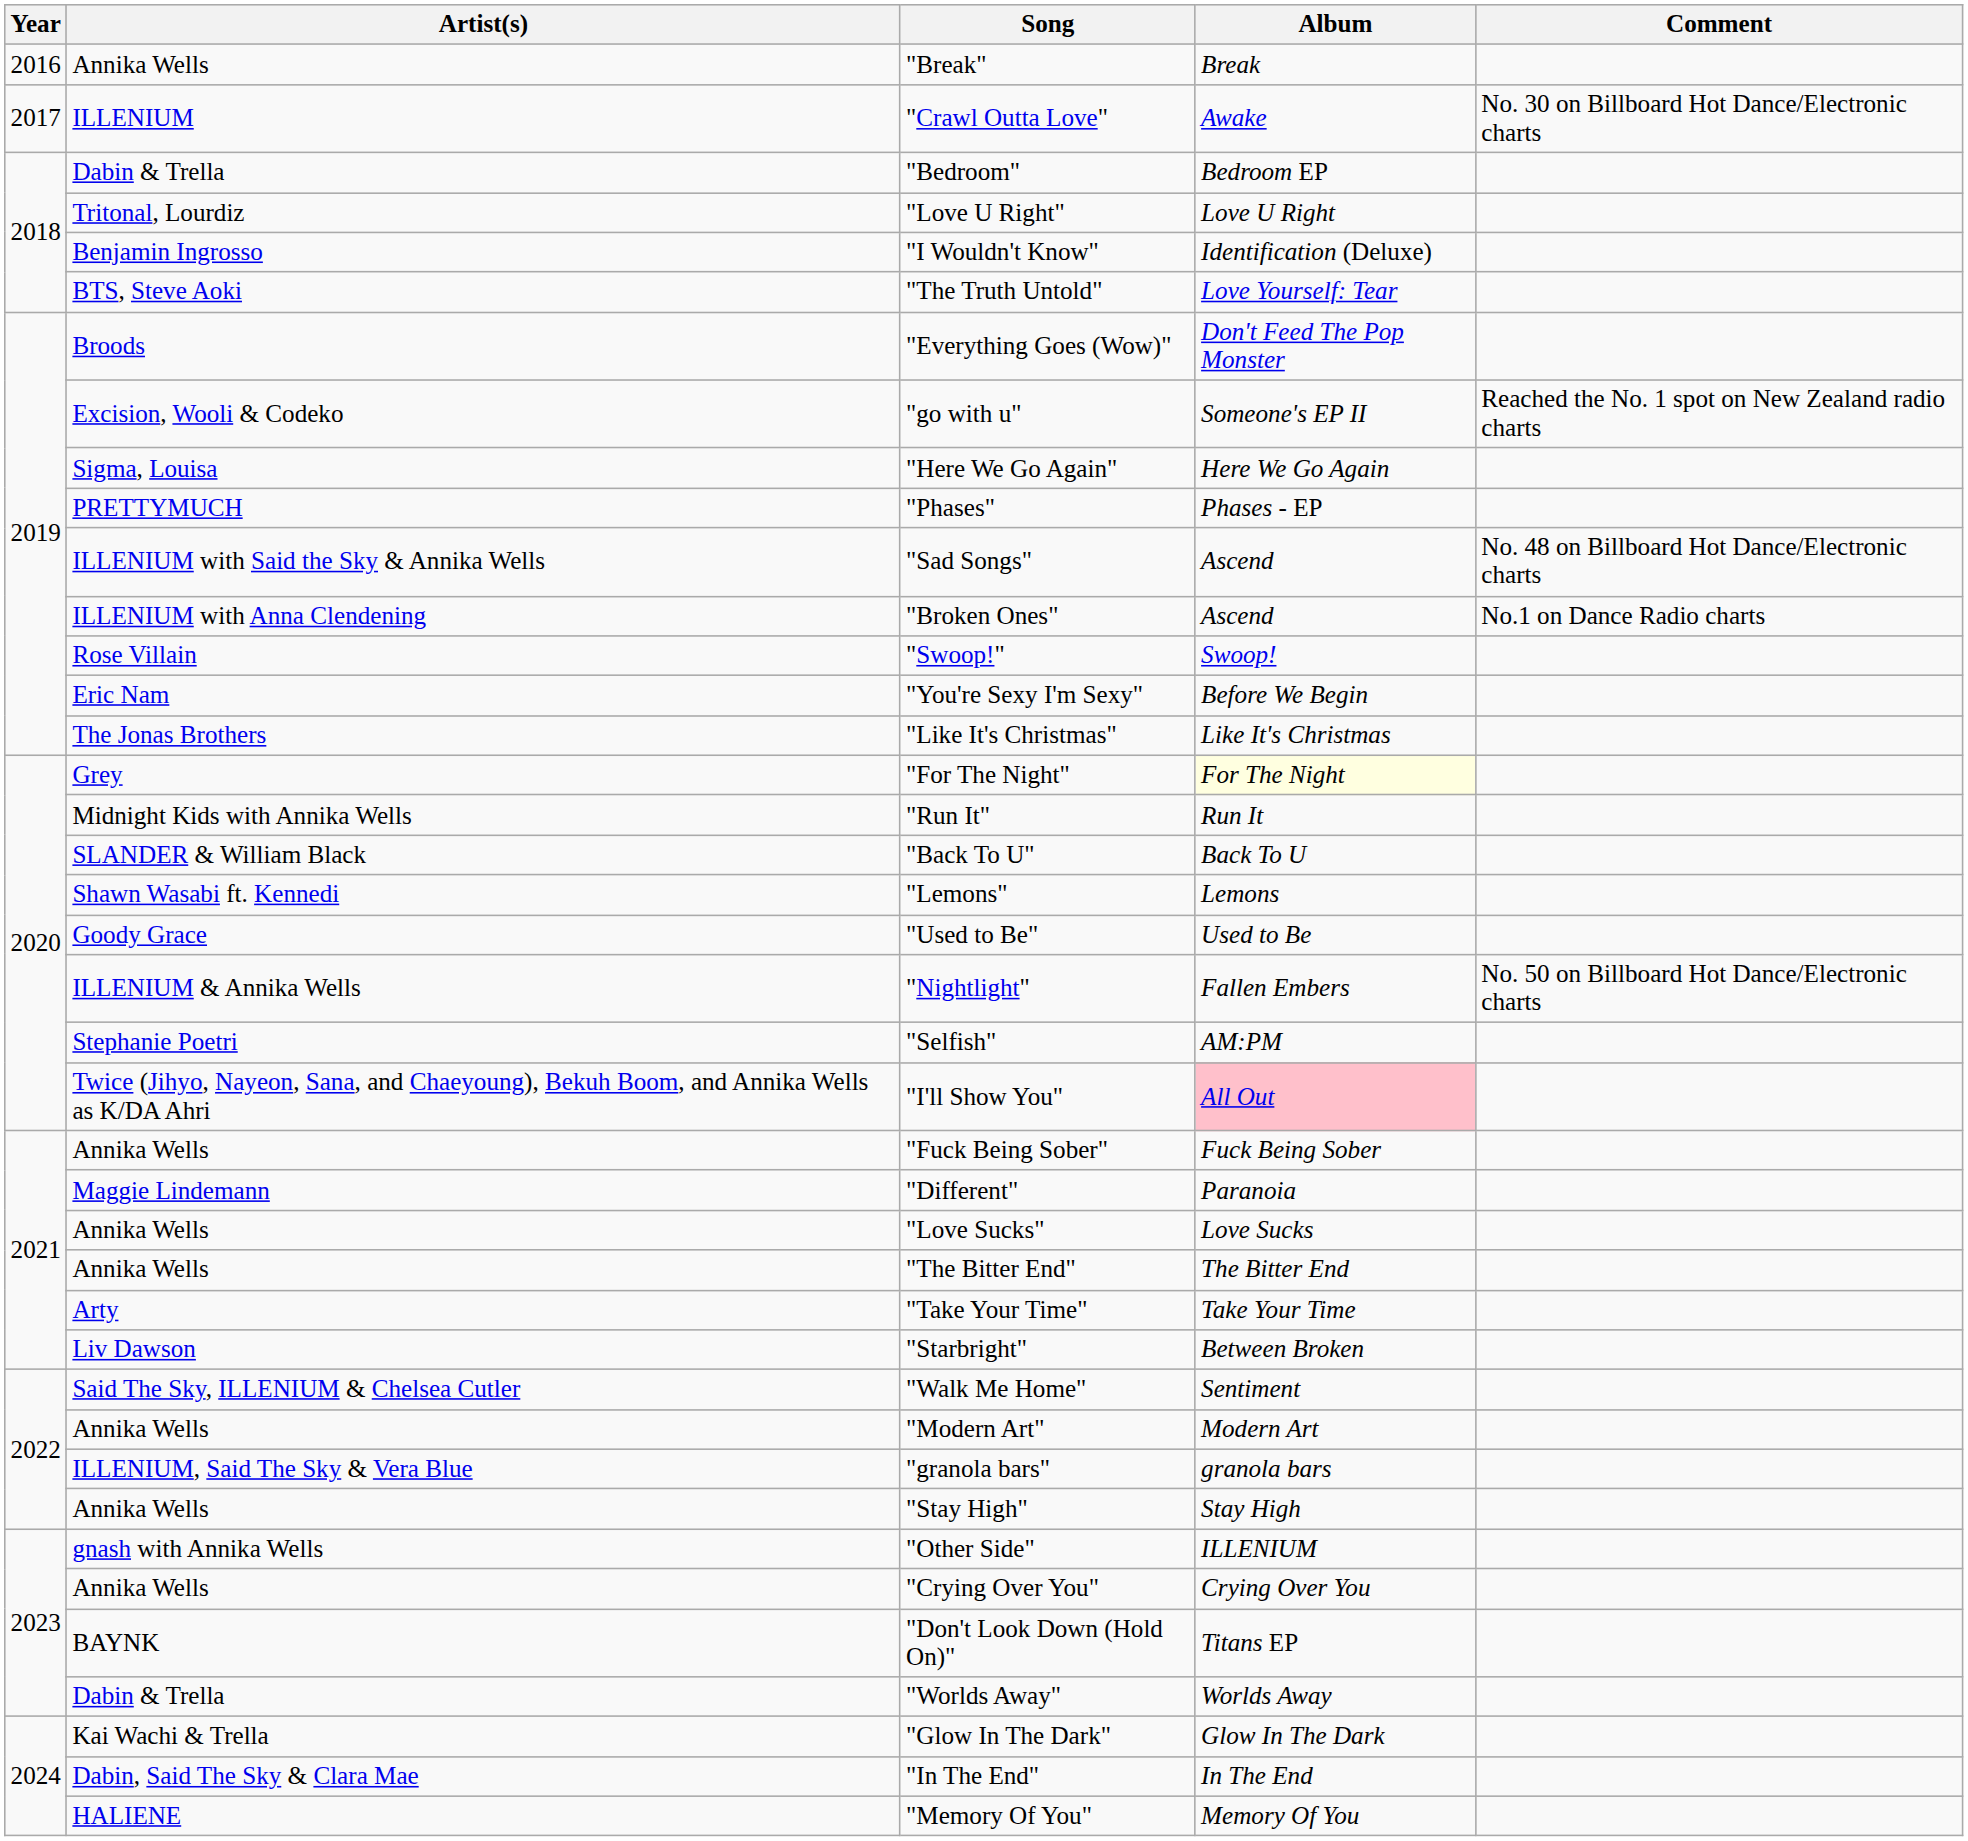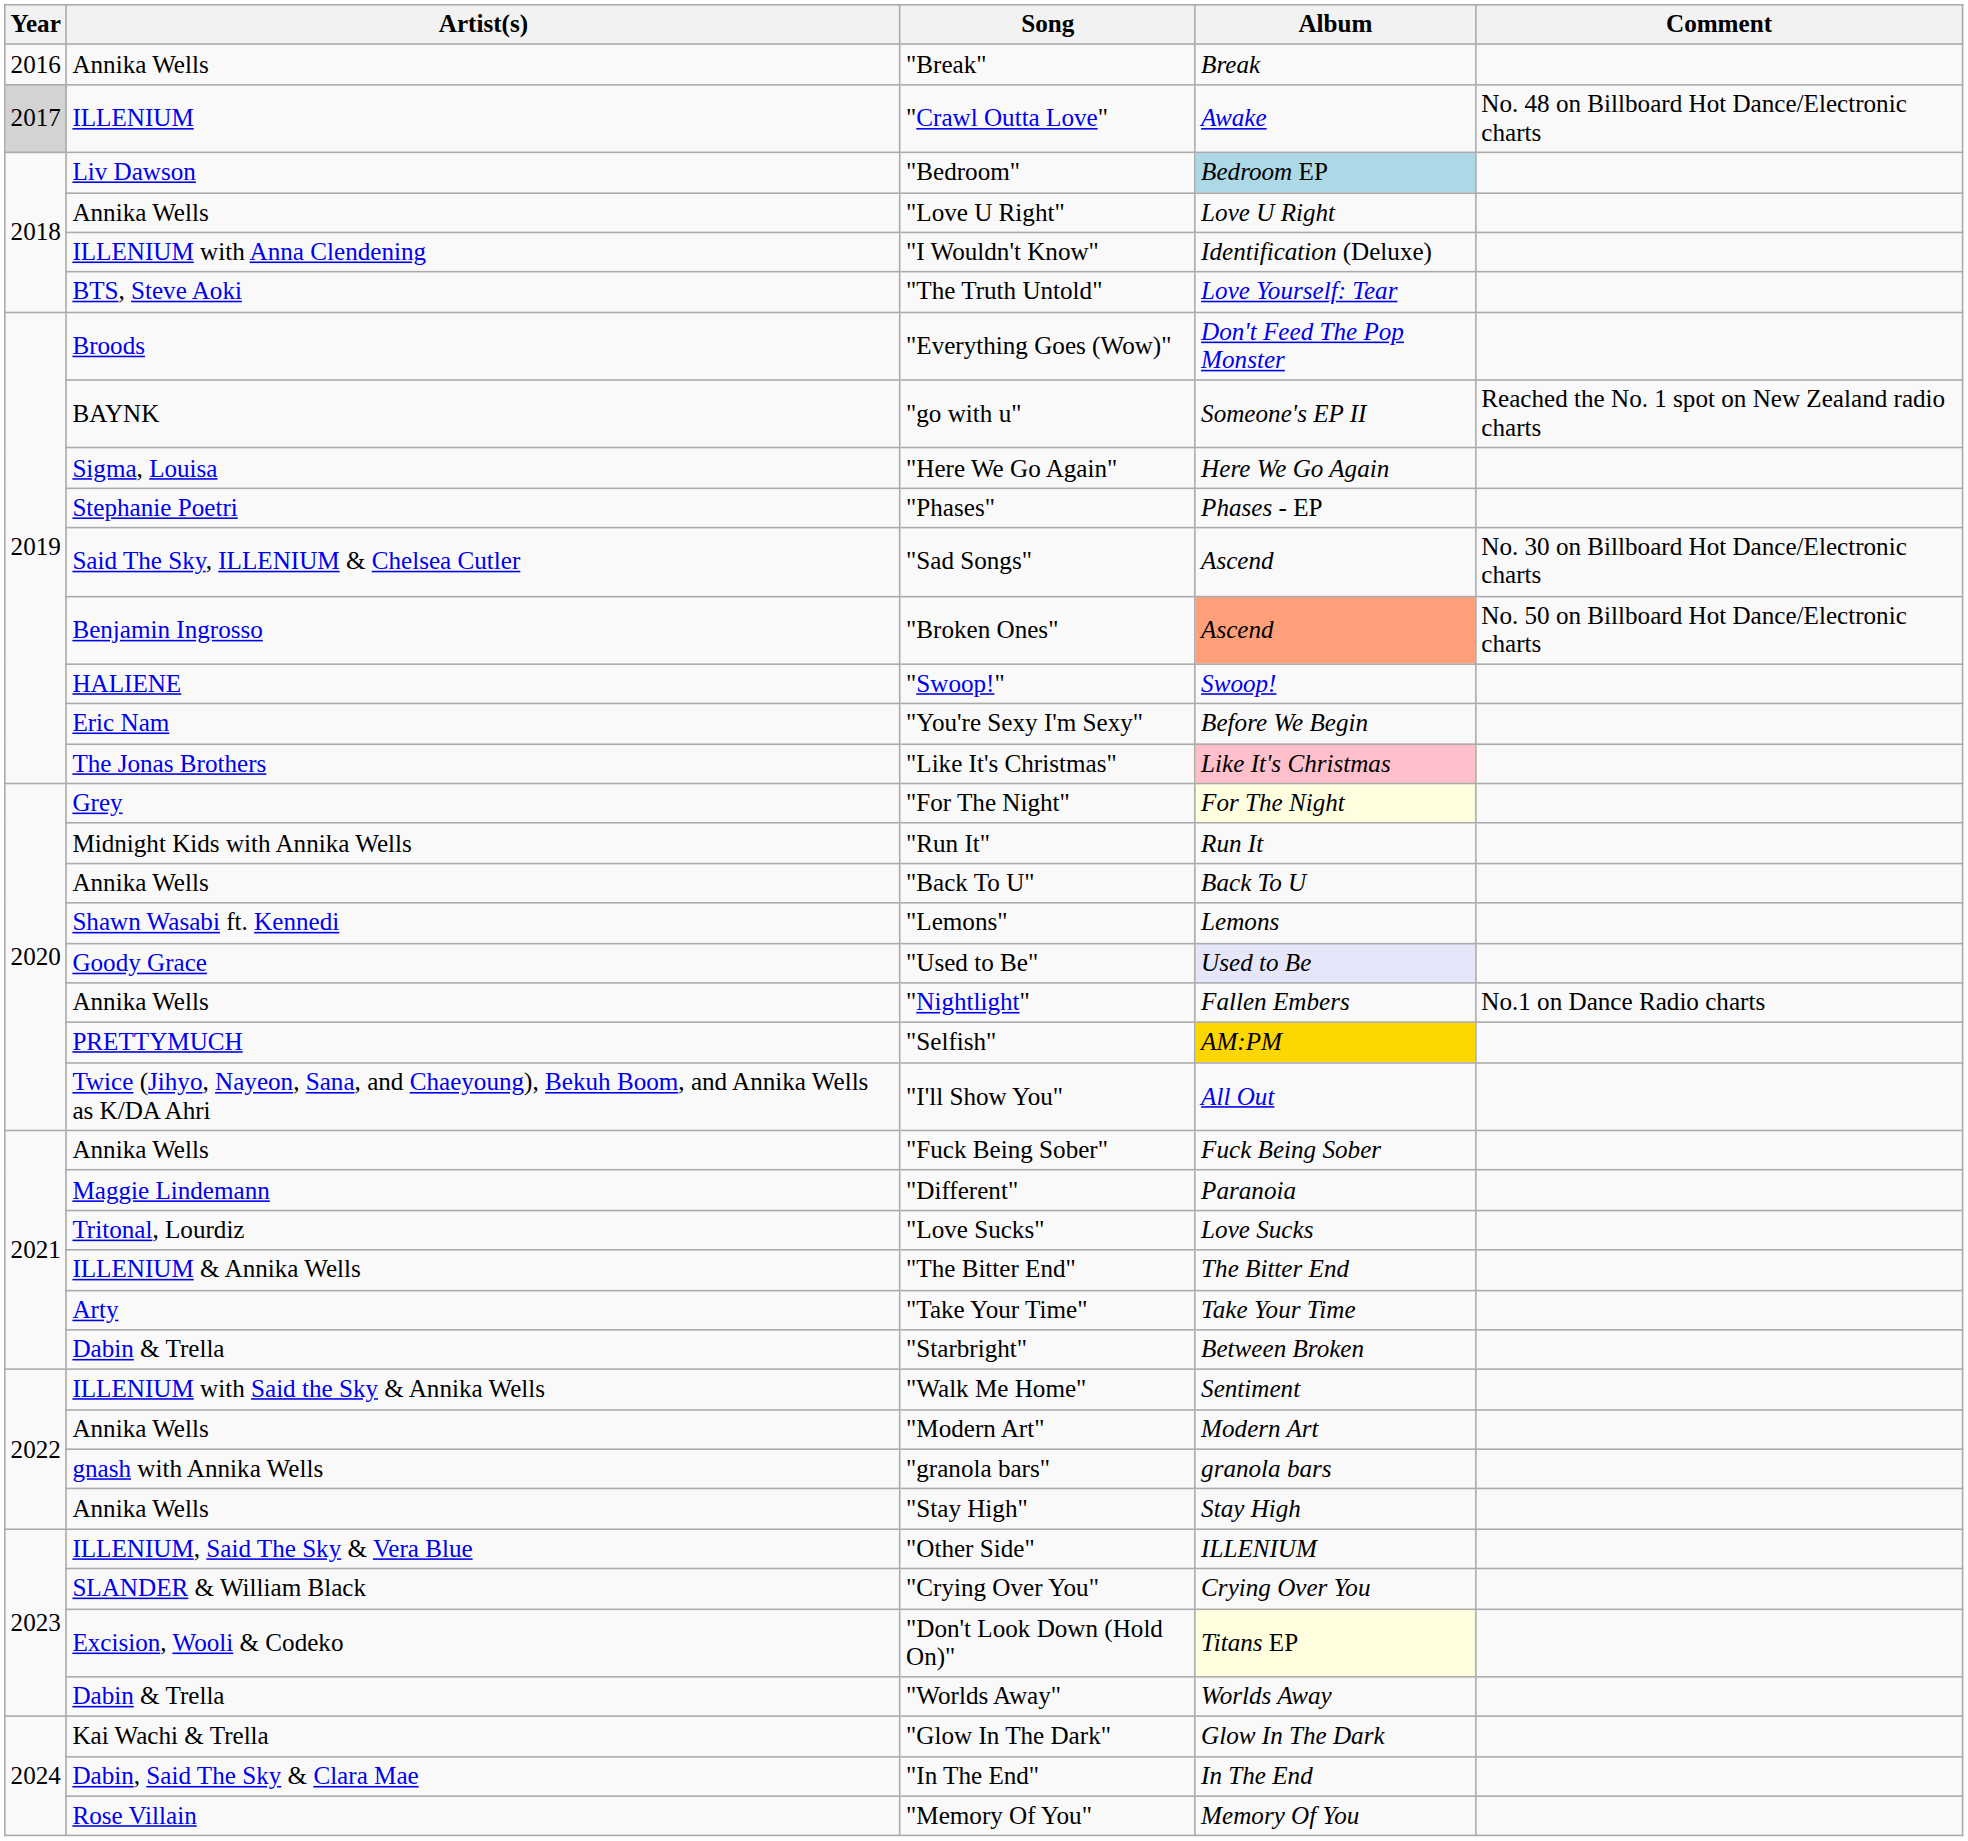(36, 118) no background -> (36, 118) lightgrey background
(1694, 118) No. 30 on Billboard Hot Dance/Electronic charts -> (1694, 118) No. 48 on Billboard Hot Dance/Electronic charts
(148, 172) Dabin & Trella -> (134, 172) Liv Dawson
(1264, 172) no background -> (1264, 172) lightblue background
(158, 212) Tritonal, Lourdiz -> (141, 212) Annika Wells
(168, 251) Benjamin Ingrosso -> (249, 251) ILLENIUM with Anna Clendening
(208, 413) Excision, Wooli & Codeko -> (116, 413) BAYNK
(158, 507) PRETTYMUCH -> (155, 507) Stephanie Poetri
(309, 561) ILLENIUM with Said the Sky & Annika Wells -> (296, 561) Said The Sky, ILLENIUM & Chelsea Cutler
(1694, 561) No. 48 on Billboard Hot Dance/Electronic charts -> (1694, 561) No. 30 on Billboard Hot Dance/Electronic charts
(249, 615) ILLENIUM with Anna Clendening -> (168, 629) Benjamin Ingrosso
(1237, 615) no background -> (1237, 629) lightsalmon background
(1623, 615) No.1 on Dance Radio charts -> (1694, 629) No. 50 on Billboard Hot Dance/Electronic charts
(135, 655) Rose Villain -> (127, 683) HALIENE
(1296, 735) no background -> (1296, 763) pink background
(219, 854) SLANDER & William Black -> (141, 882) Annika Wells
(1256, 934) no background -> (1256, 962) lavender background
(217, 988) ILLENIUM & Annika Wells -> (141, 1002) Annika Wells
(1694, 988) No. 50 on Billboard Hot Dance/Electronic charts -> (1623, 1002) No.1 on Dance Radio charts
(155, 1042) Stephanie Poetri -> (158, 1042) PRETTYMUCH
(1242, 1042) no background -> (1242, 1042) gold background
(1238, 1096) pink background -> (1238, 1096) no background
(141, 1229) Annika Wells -> (158, 1229) Tritonal, Lourdiz
(141, 1269) Annika Wells -> (217, 1269) ILLENIUM & Annika Wells
(134, 1349) Liv Dawson -> (148, 1349) Dabin & Trella
(296, 1389) Said The Sky, ILLENIUM & Chelsea Cutler -> (309, 1389) ILLENIUM with Said the Sky & Annika Wells
(273, 1468) ILLENIUM, Said The Sky & Vera Blue -> (198, 1468) gnash with Annika Wells
(198, 1548) gnash with Annika Wells -> (273, 1548) ILLENIUM, Said The Sky & Vera Blue
(141, 1588) Annika Wells -> (219, 1588) SLANDER & William Black
(116, 1642) BAYNK -> (208, 1642) Excision, Wooli & Codeko
(1250, 1642) no background -> (1250, 1642) lightyellow background
(127, 1815) HALIENE -> (135, 1815) Rose Villain
